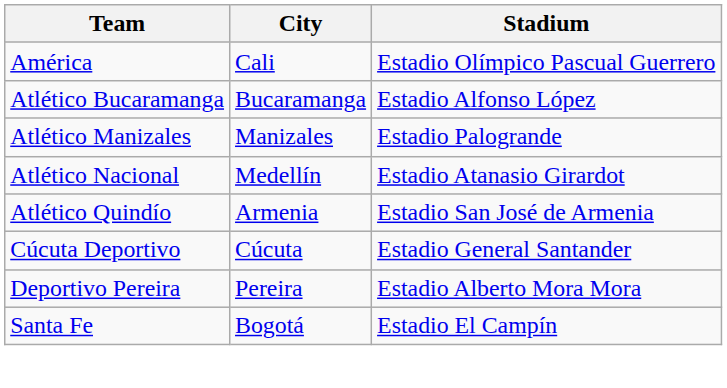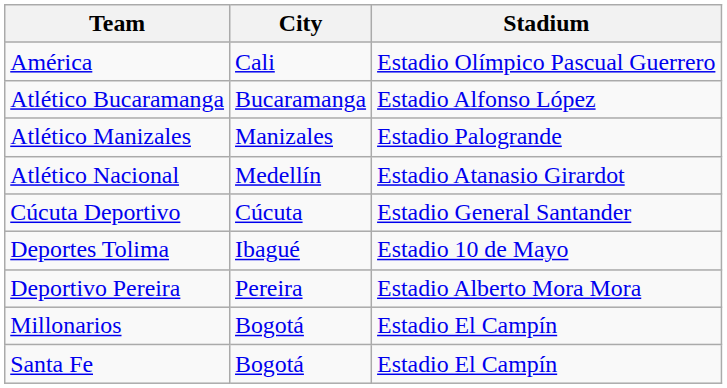- row: (91, 212)
+ row: (90, 250)
+ row: (66, 325)
